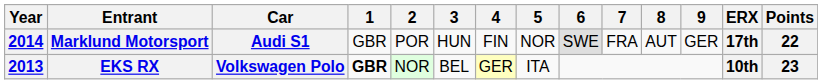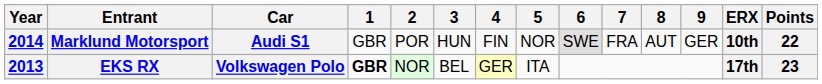(742, 41) 17th -> (742, 41) 10th
(742, 66) 10th -> (742, 66) 17th
